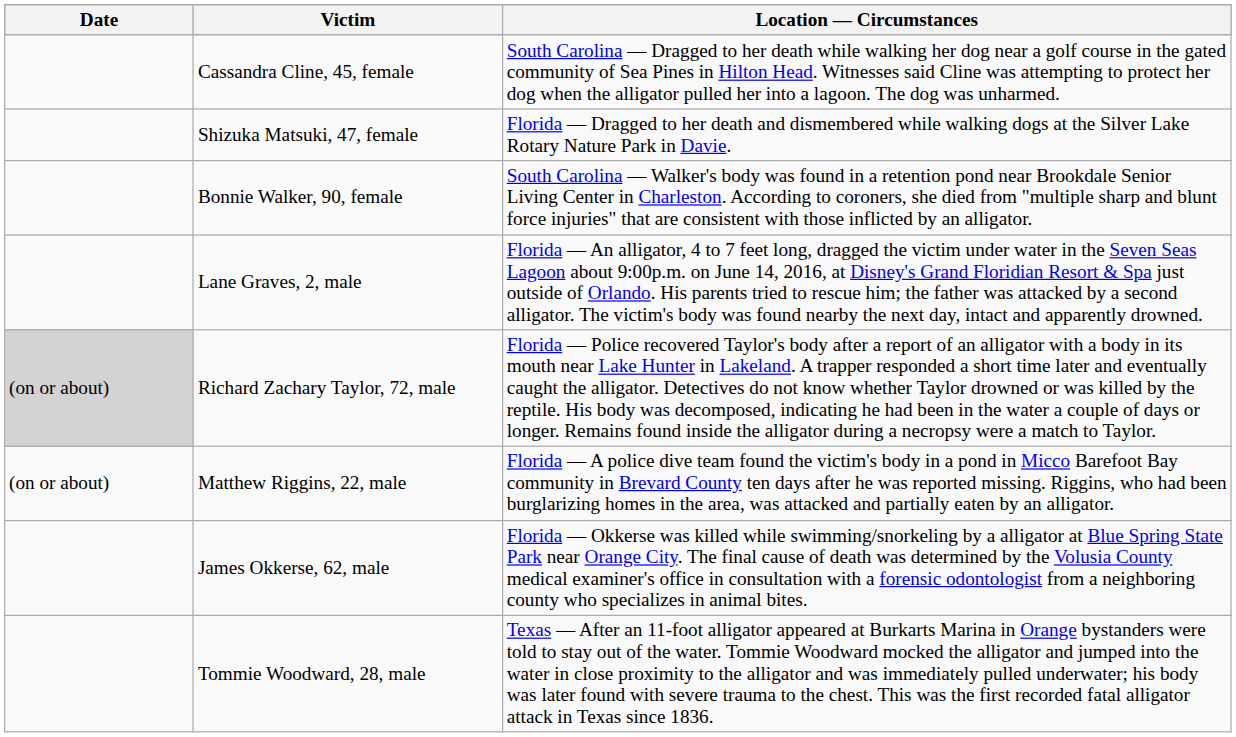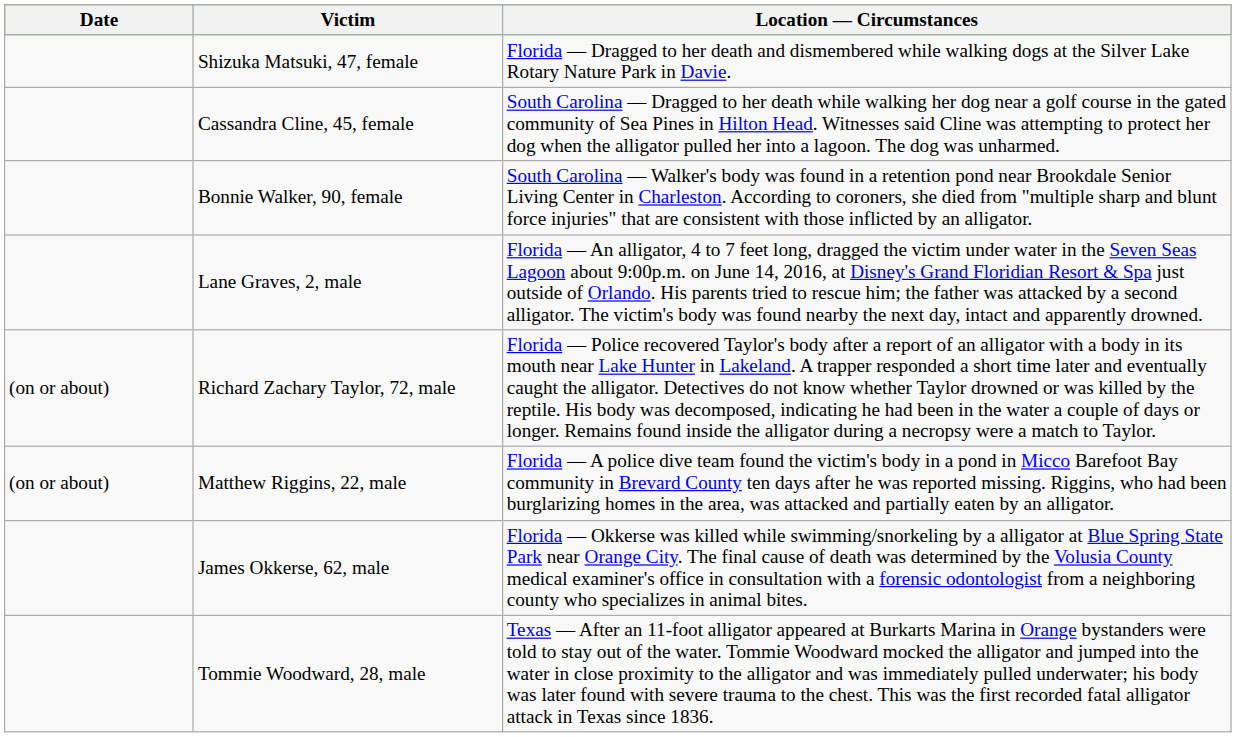rows swapped: (306, 71) <-> (308, 134)
(59, 387) lightgrey background -> (59, 387) no background
